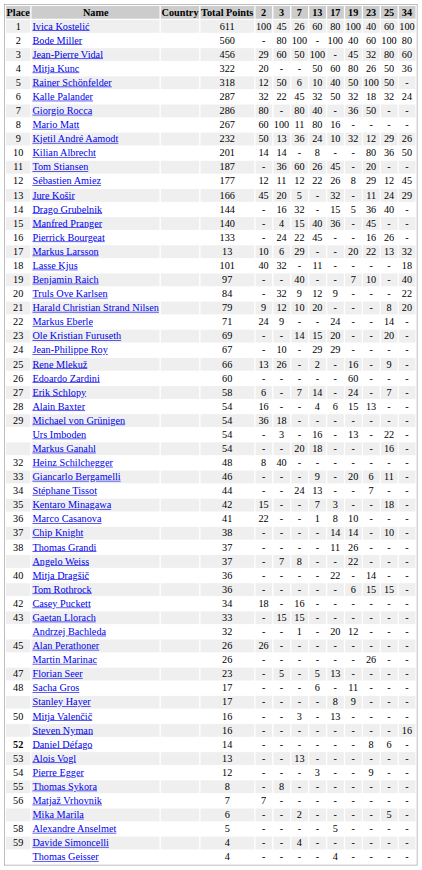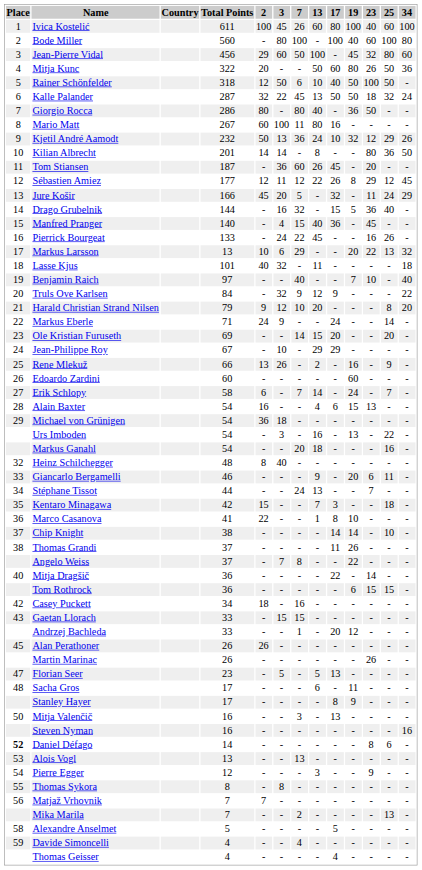(317, 96) 32 -> (317, 96) 13
(353, 96) 32 -> (353, 96) 50
(227, 632) 32 -> (227, 632) 33
(227, 815) 6 -> (227, 815) 7
(389, 815) 5 -> (389, 815) 13
